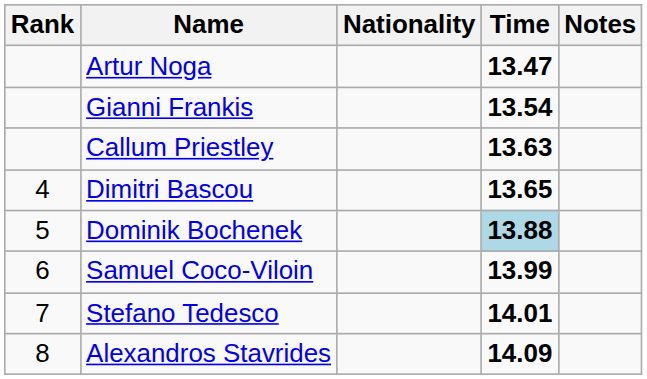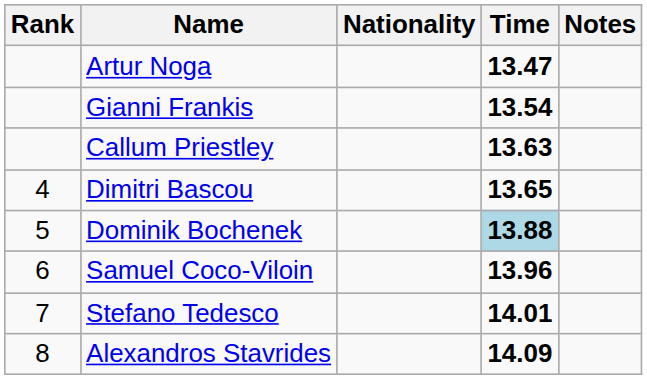(520, 271) 13.99 -> (520, 271) 13.96
